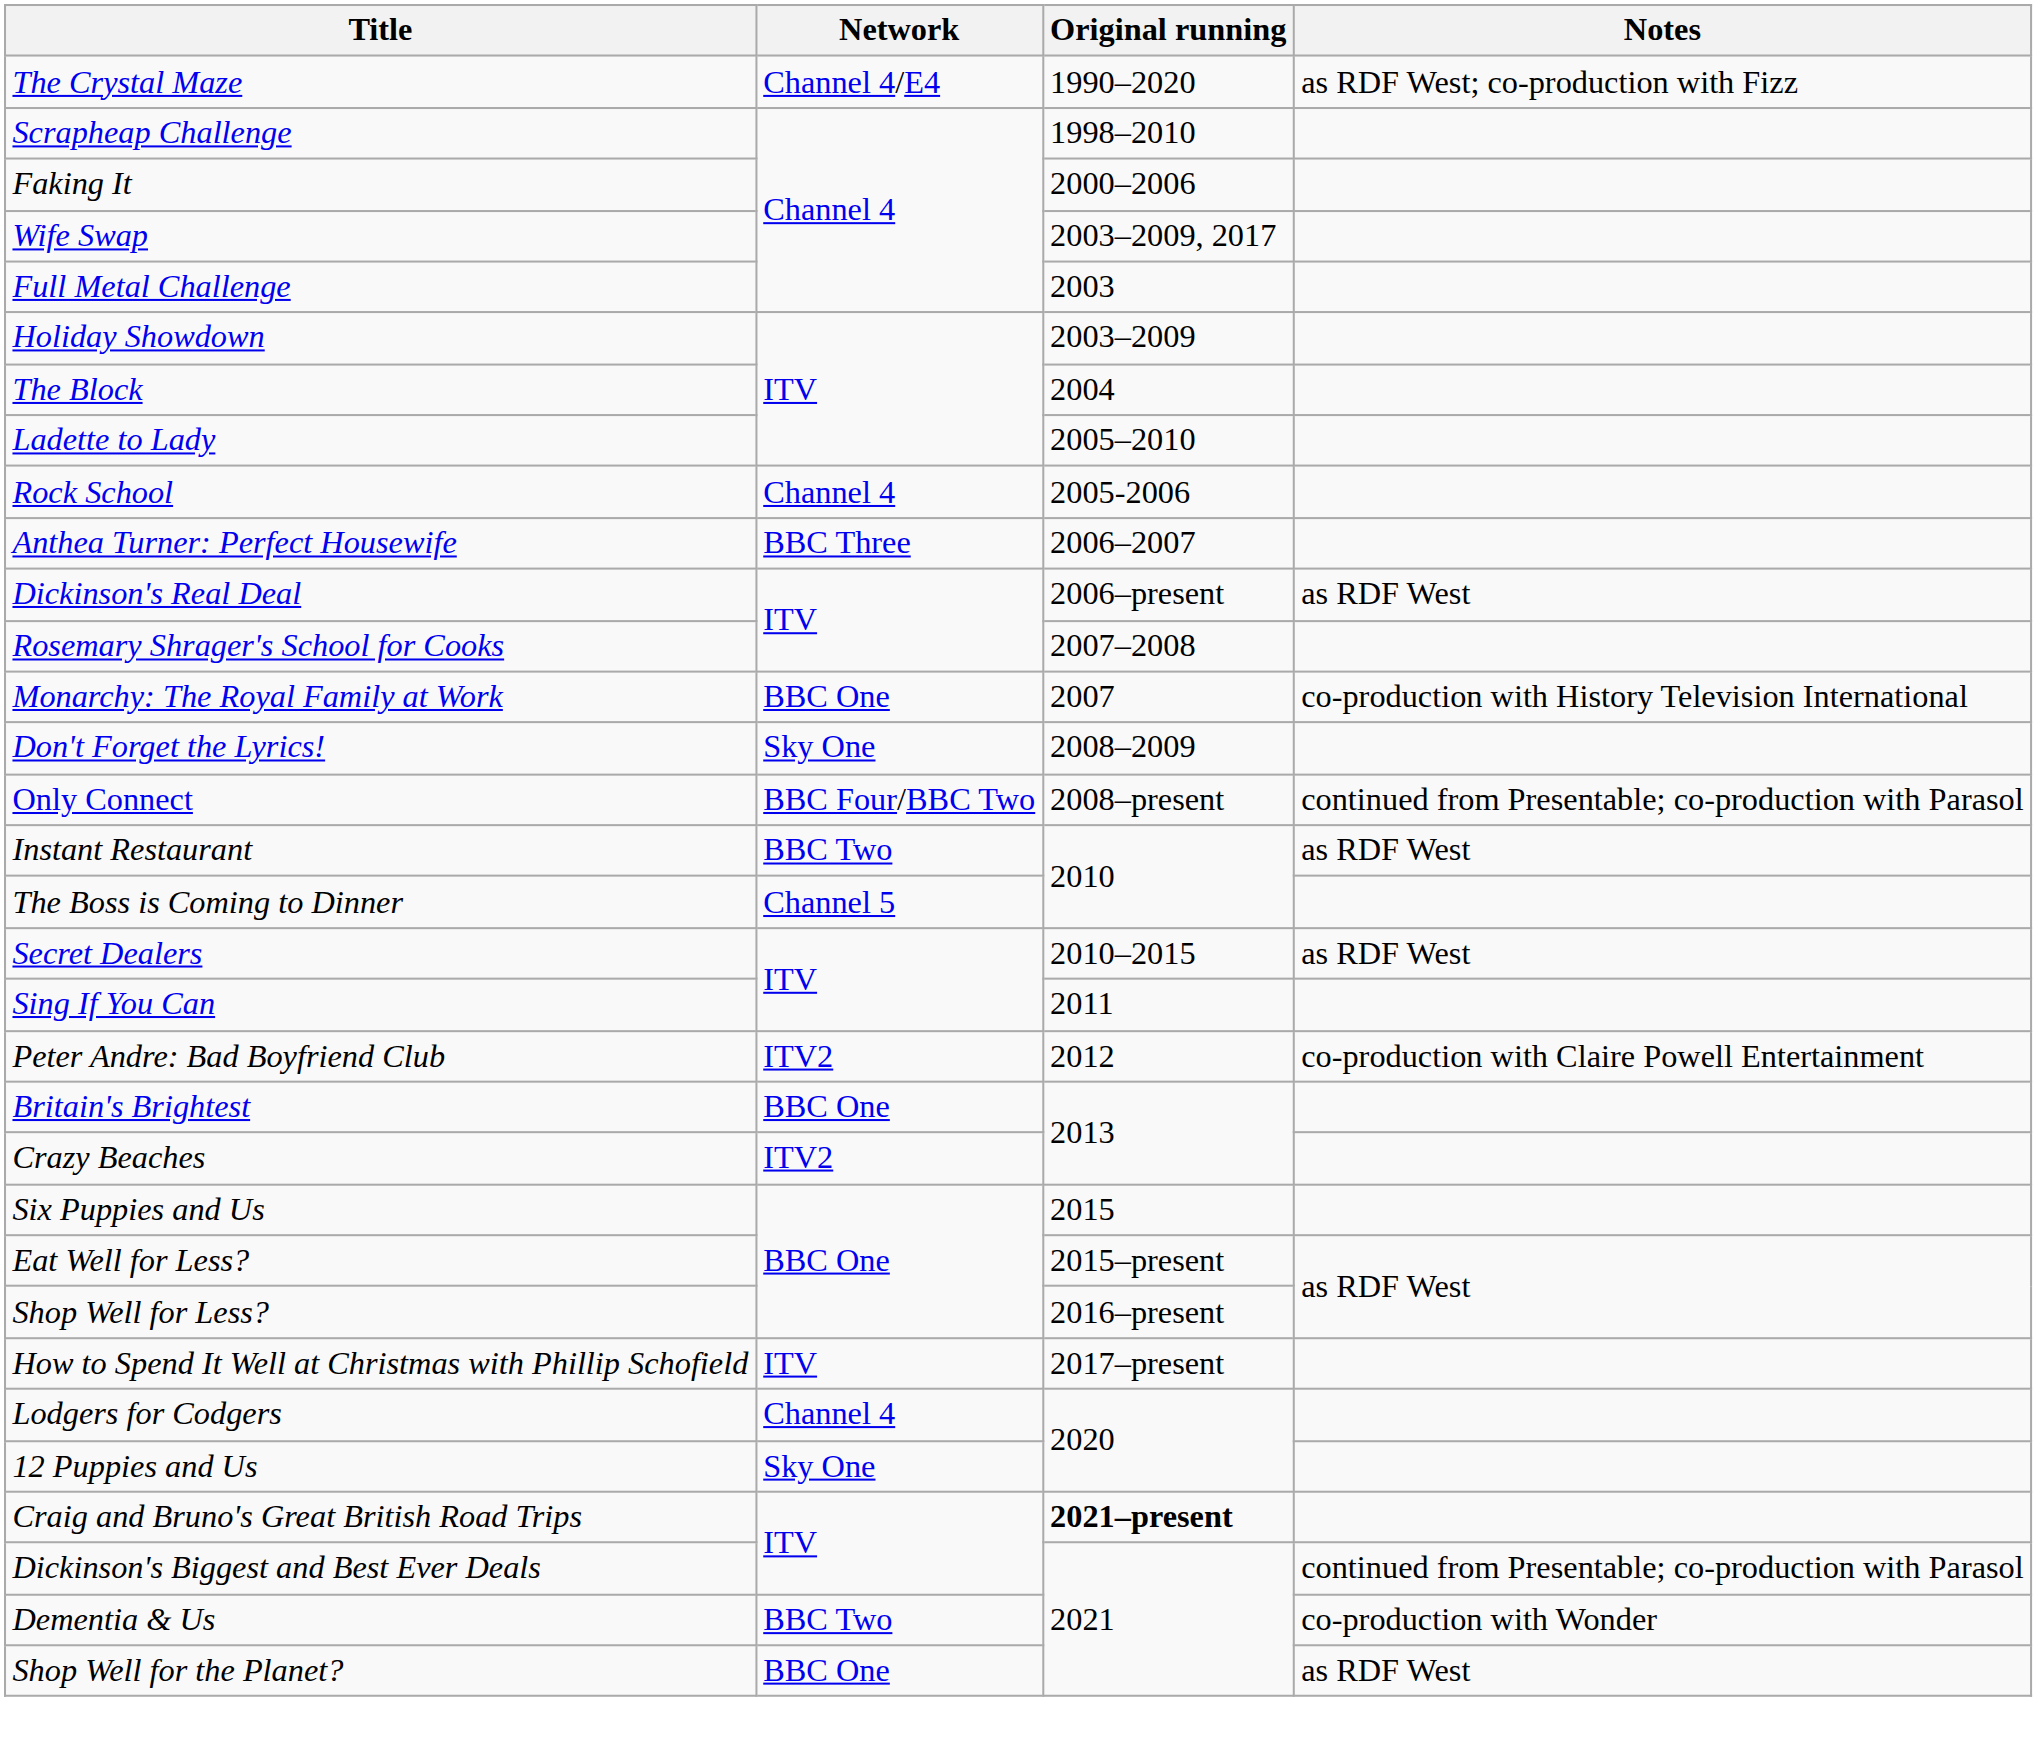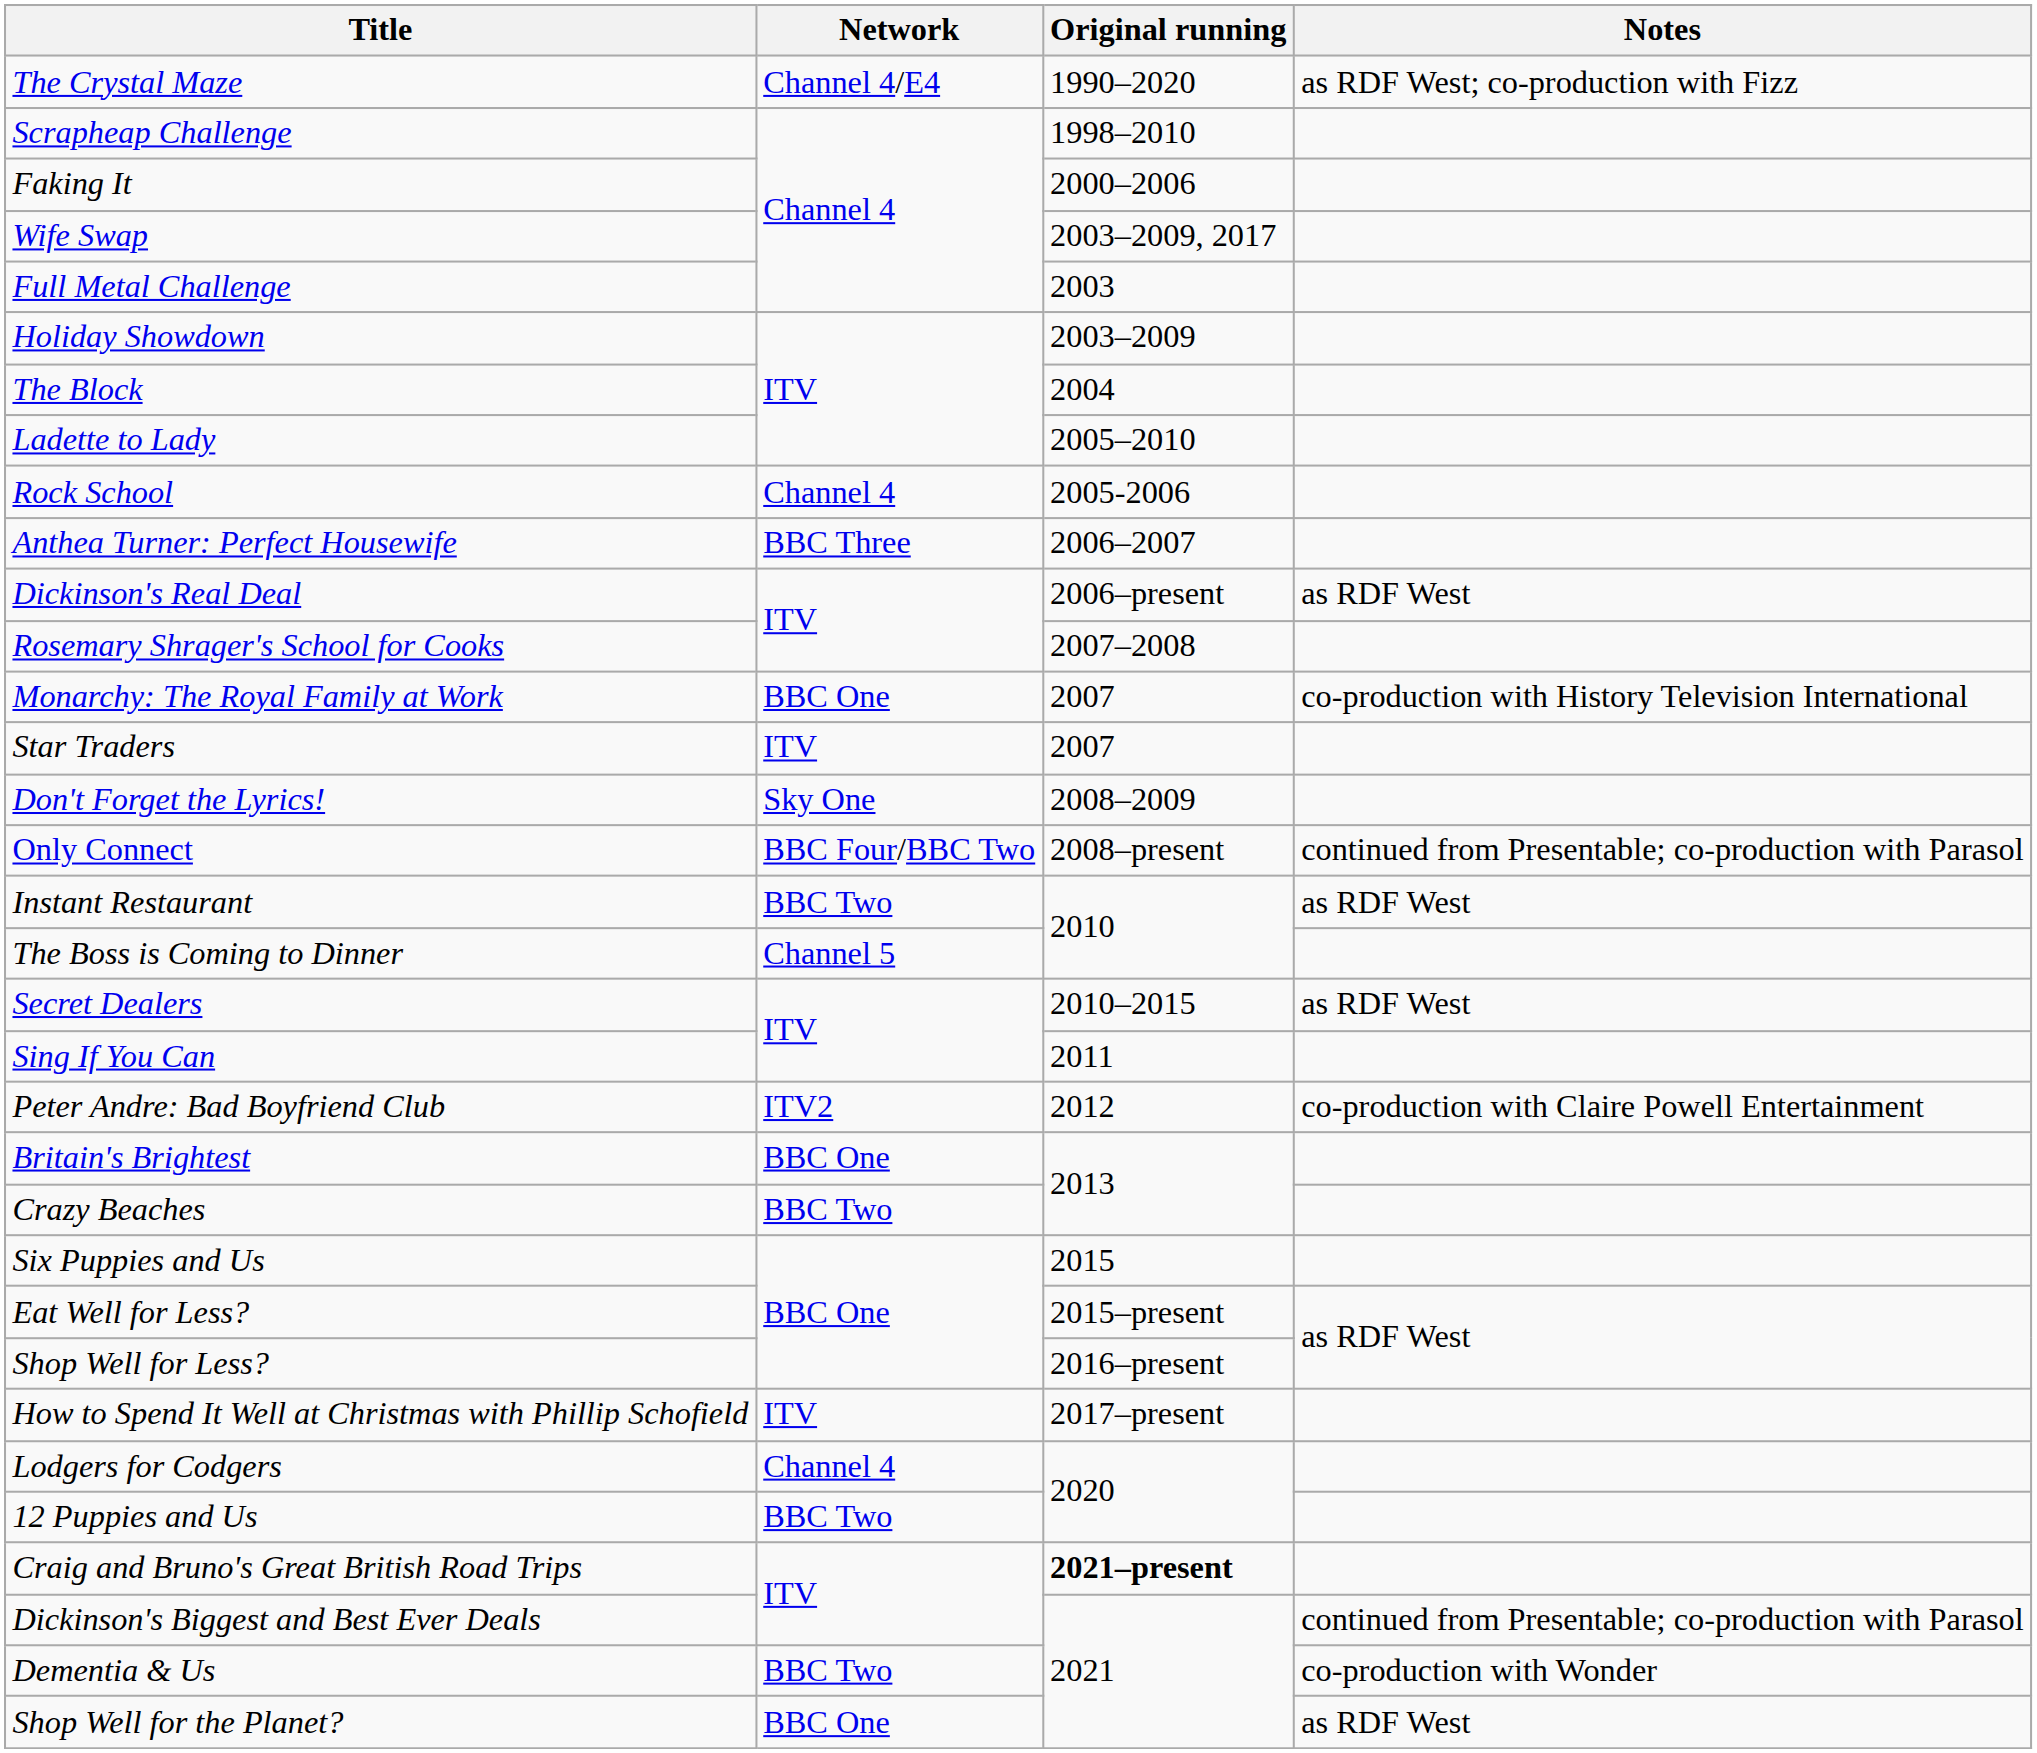+ row: (94, 747)
(798, 1157) ITV2 -> (828, 1209) BBC Two
(819, 1465) Sky One -> (828, 1516) BBC Two
